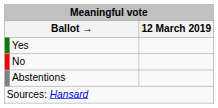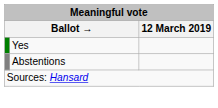- row: (19, 61)
